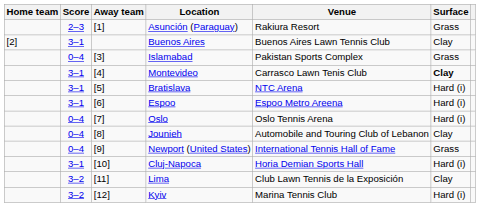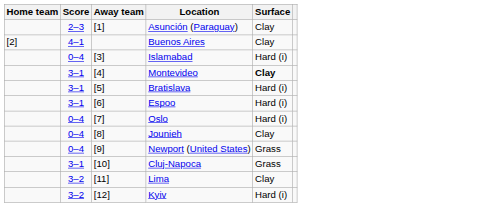- column: (342, 12)
(446, 27) Grass -> (265, 27) Clay
(76, 42) 3–1 -> (76, 42) 4–1
(446, 57) Grass -> (271, 57) Hard (i)
(449, 164) Hard (i) -> (268, 164) Grass
